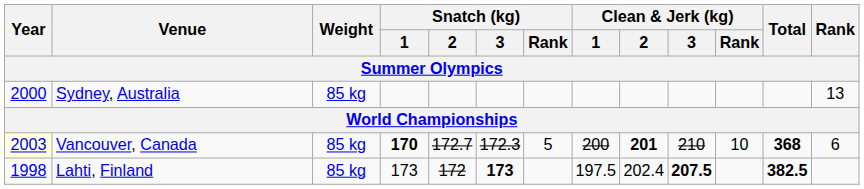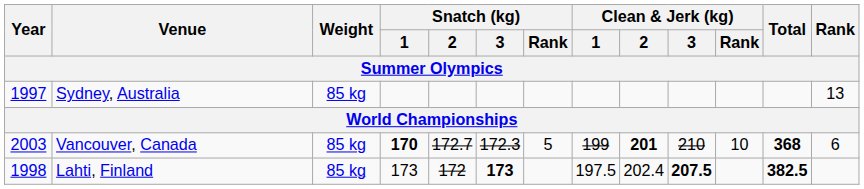(28, 94) 2000 -> (28, 94) 1997
(28, 145) lightyellow background -> (28, 145) no background
(596, 145) 200 -> (596, 145) 199
